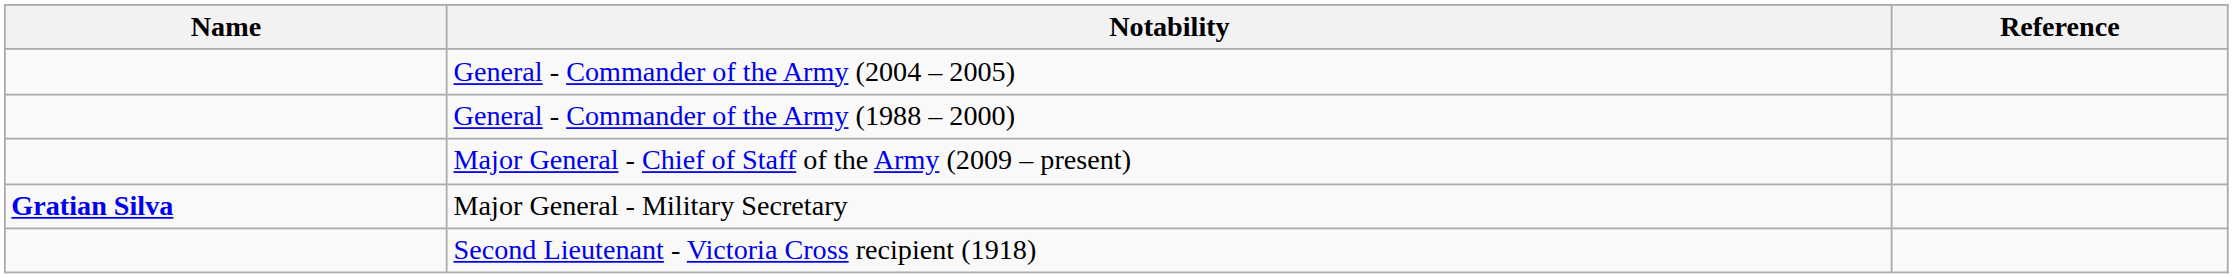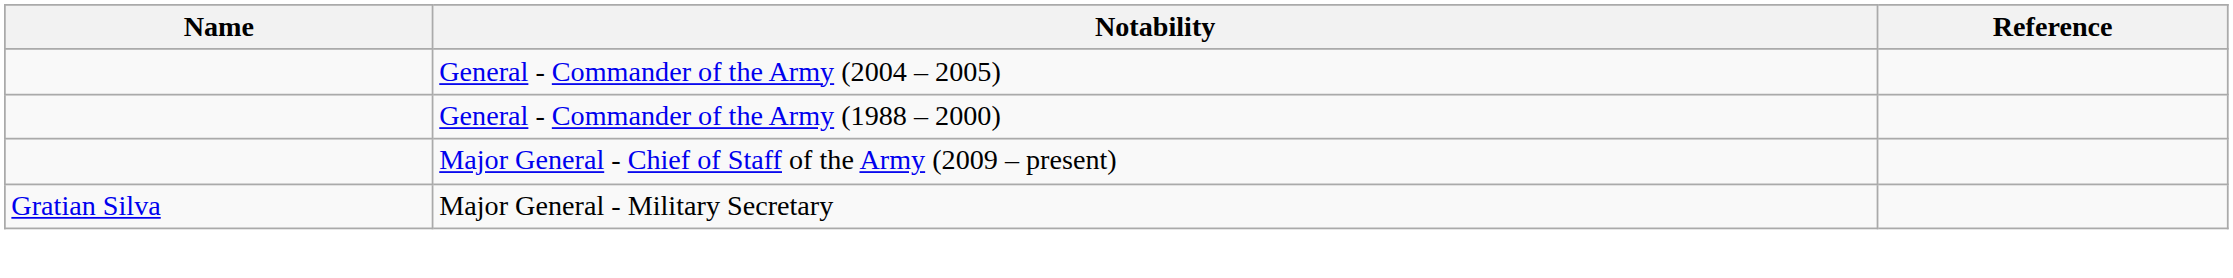(92, 205) bold -> (86, 205) normal
- row: (745, 250)
